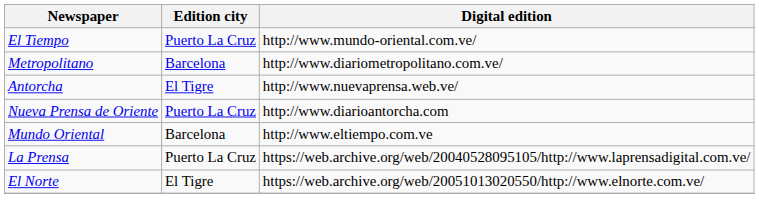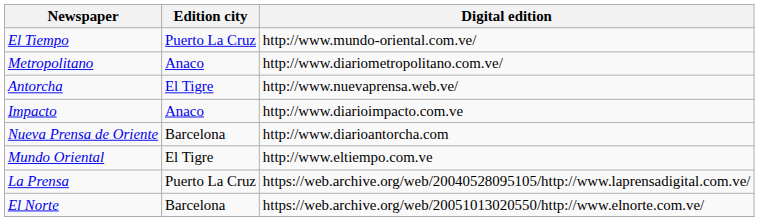(195, 63) Barcelona -> (184, 63) Anaco
+ row: (32, 110)
(210, 110) Puerto La Cruz -> (195, 134) Barcelona
(195, 134) Barcelona -> (189, 157) El Tigre
(189, 181) El Tigre -> (195, 205) Barcelona
